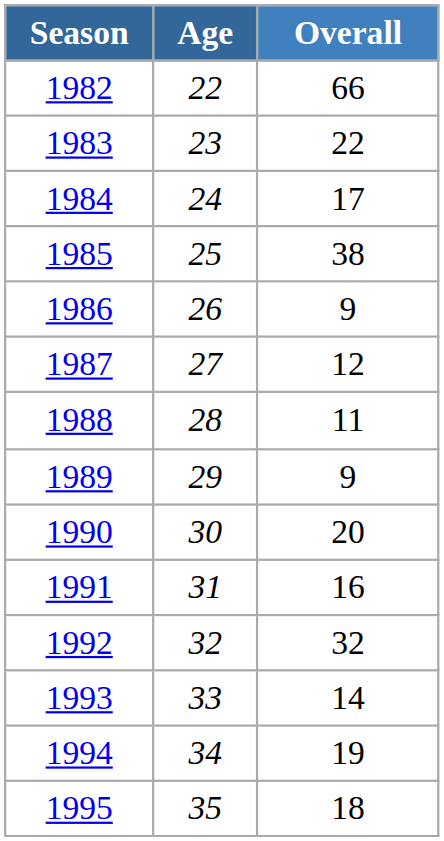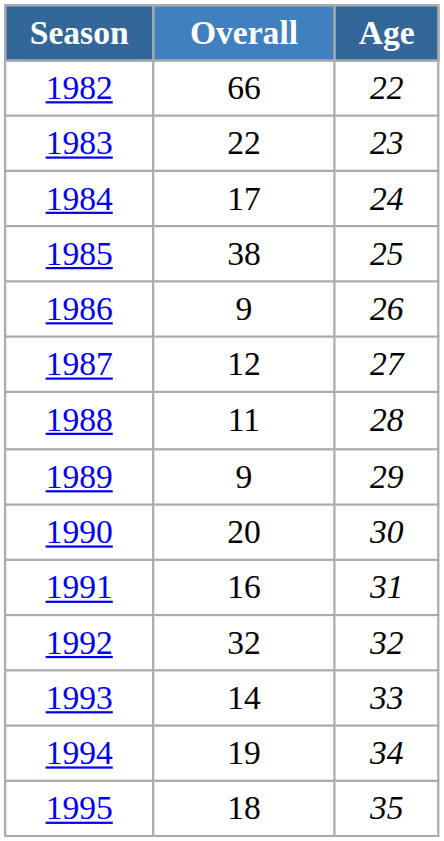columns swapped: (205, 32) <-> (348, 32)
